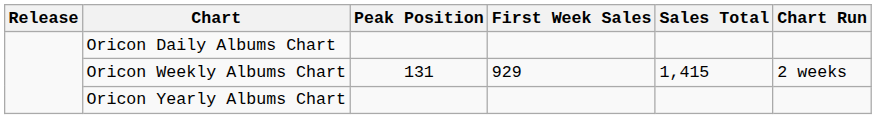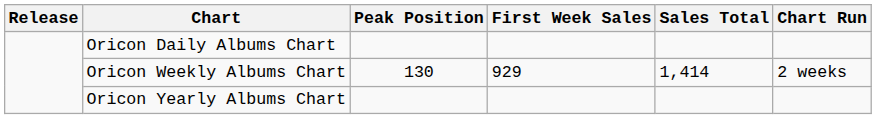(419, 72) 131 -> (419, 72) 130
(684, 72) 1,415 -> (684, 72) 1,414
